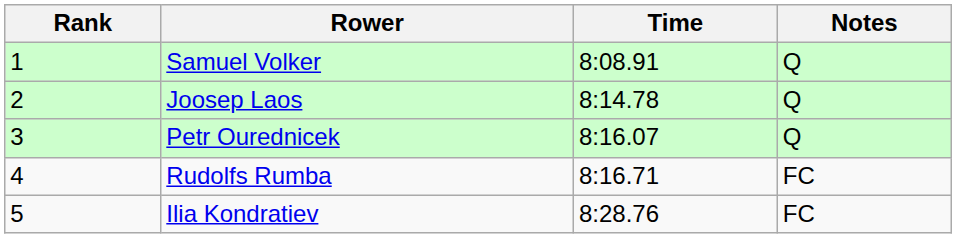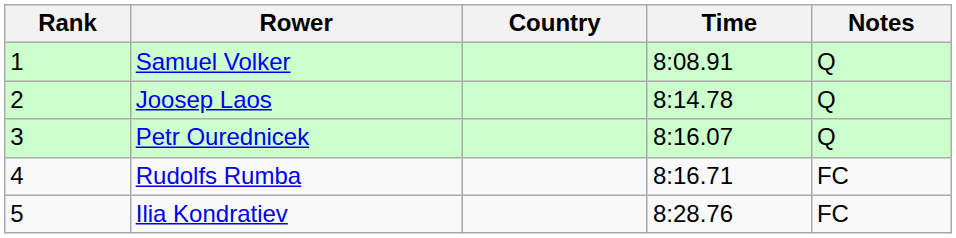+ column: (555, 23)
